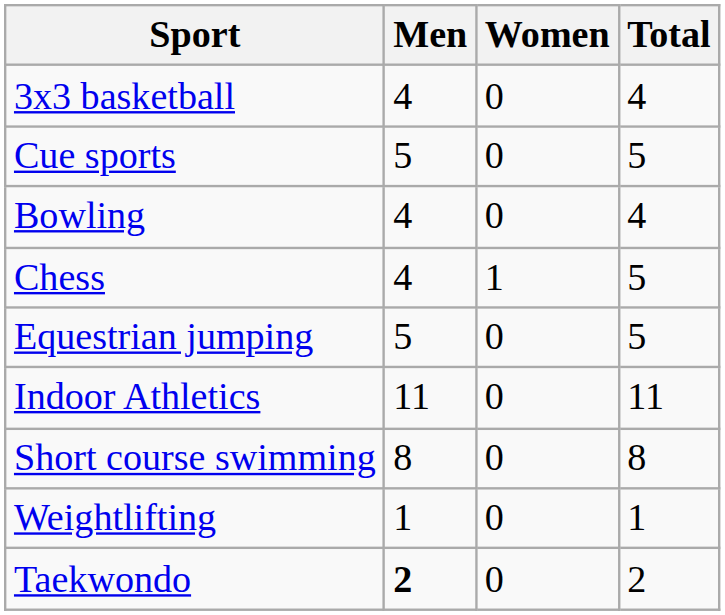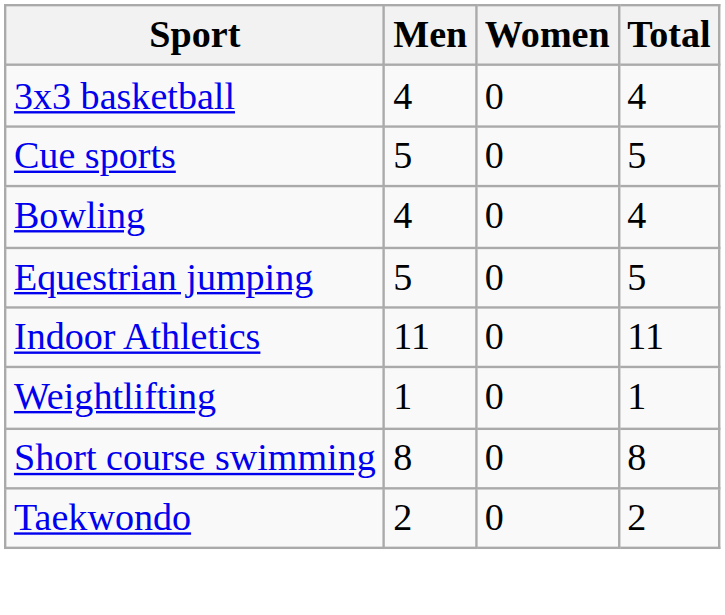- row: (59, 276)
rows swapped: (195, 457) <-> (115, 517)
(403, 578) bold -> (403, 517) normal
